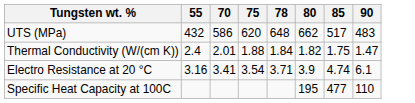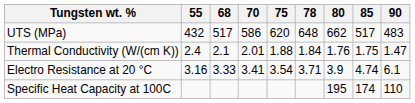+ column: (224, 13)
(310, 51) 1.82 -> (338, 51) 1.76
(337, 88) 477 -> (365, 88) 174
